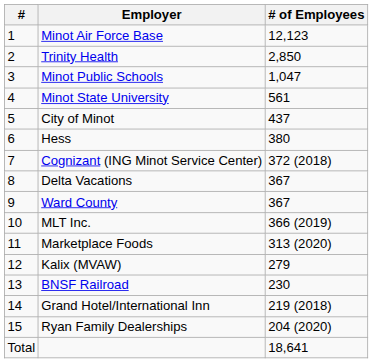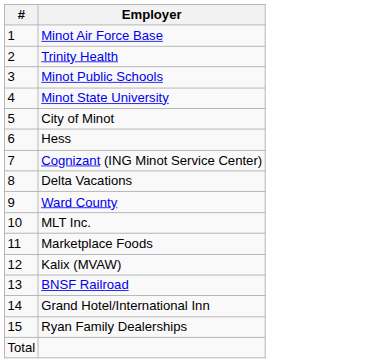- column: (316, 14)
